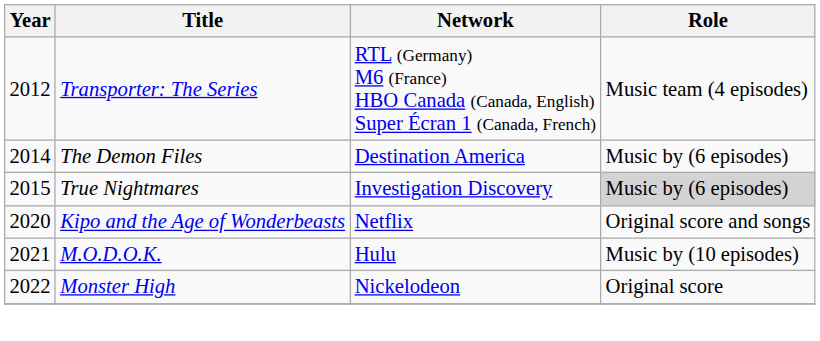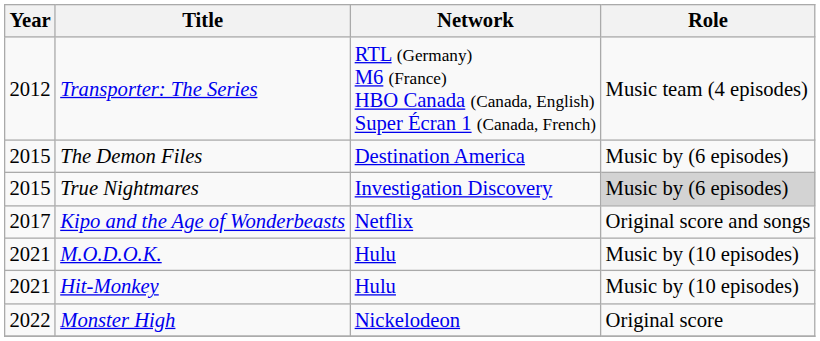(30, 155) 2014 -> (30, 155) 2015
(30, 221) 2020 -> (30, 221) 2017
+ row: (109, 286)
